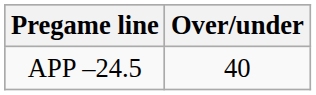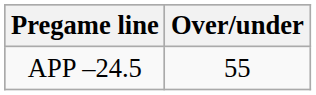(237, 67) 40 -> (237, 67) 55
